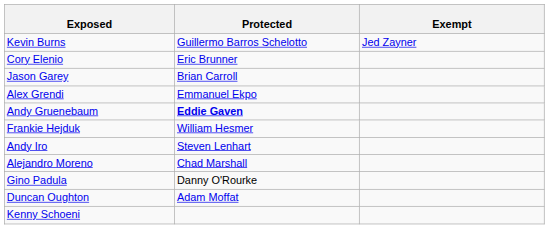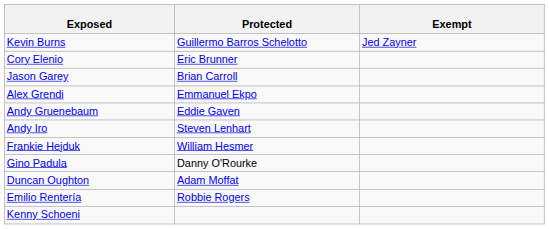(210, 111) bold -> (208, 111) normal
rows swapped: (43, 128) <-> (27, 146)
- row: (50, 163)
+ row: (44, 197)
